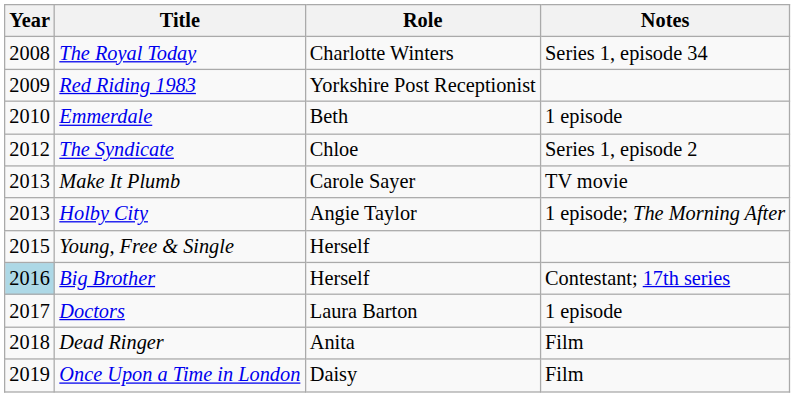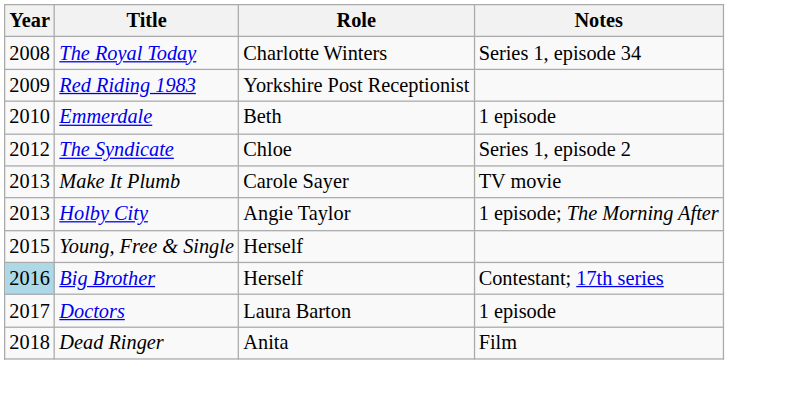- row: (180, 375)
